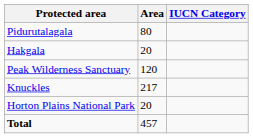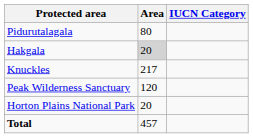(146, 49) no background -> (146, 49) lightgrey background
rows swapped: (28, 86) <-> (69, 68)
